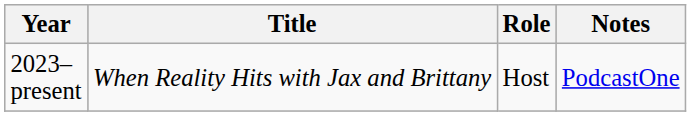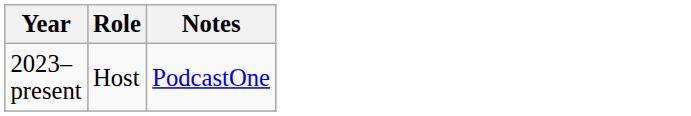- column: (292, 24)
